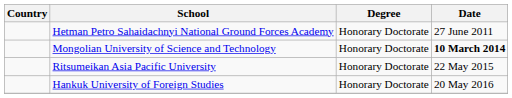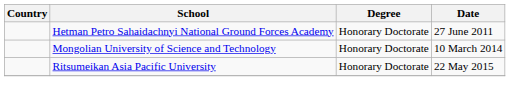(470, 48) bold -> (468, 48) normal
- row: (138, 84)
